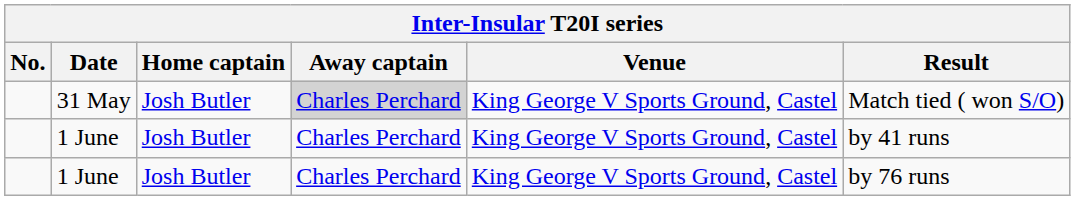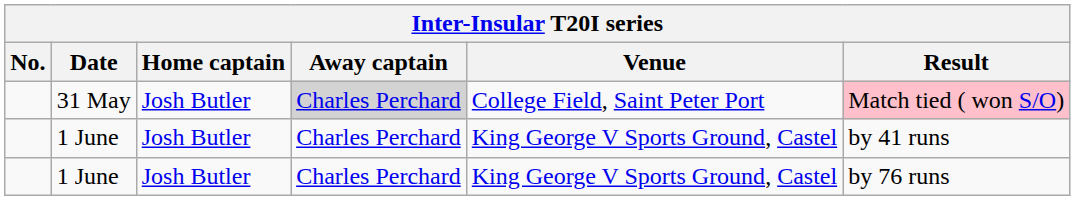(654, 99) King George V Sports Ground, Castel -> (618, 99) College Field, Saint Peter Port
(956, 99) no background -> (956, 99) pink background
